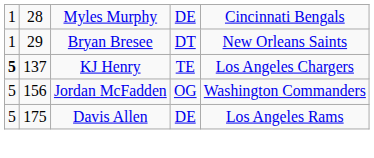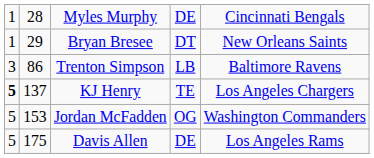+ row: (110, 66)
(35, 91) 156 -> (35, 116) 153
